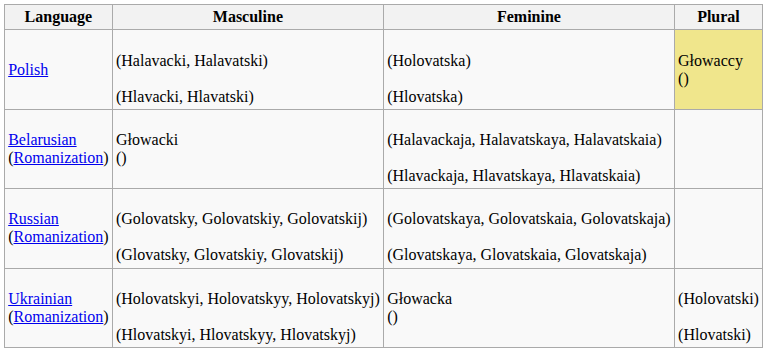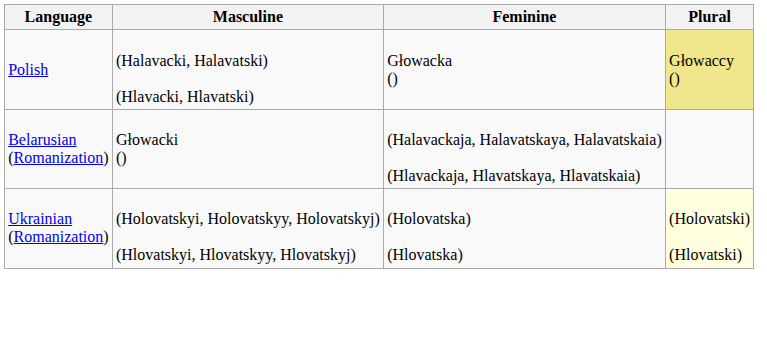(429, 78) (Holovatska) (Hlovatska) -> (420, 69) Głowacka ()
- row: (58, 228)
(420, 307) Głowacka () -> (429, 237) (Holovatska) (Hlovatska)
(718, 316) no background -> (710, 237) lightyellow background
